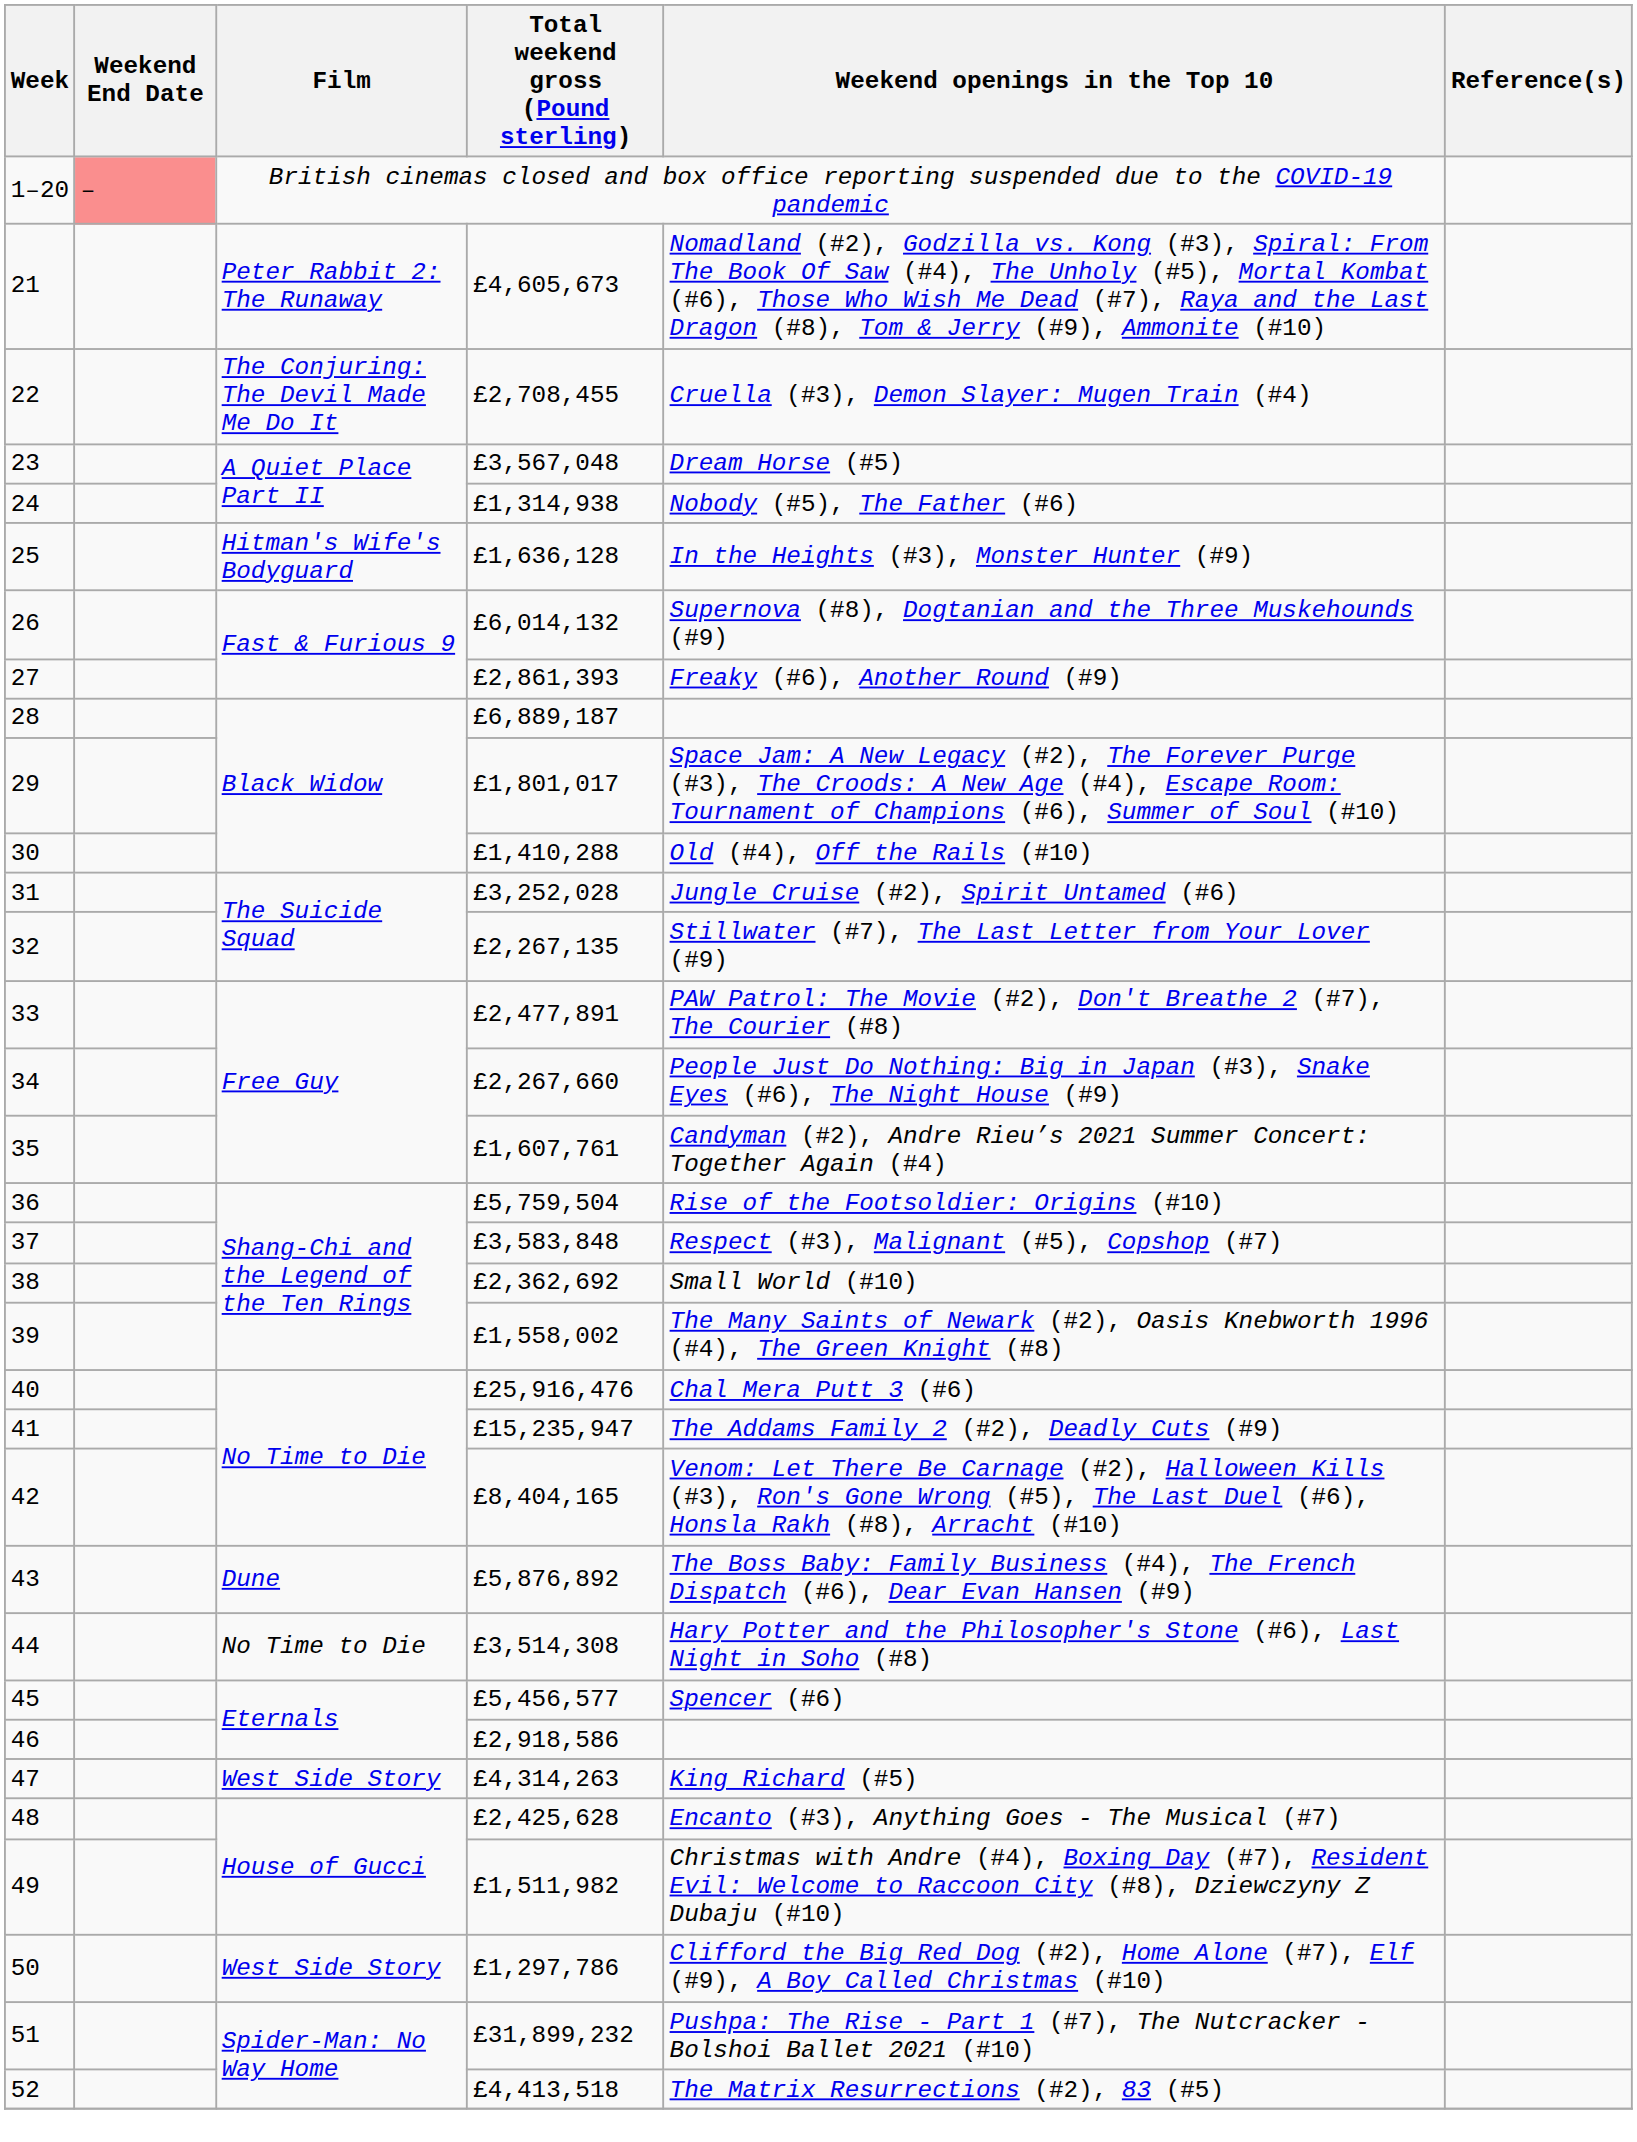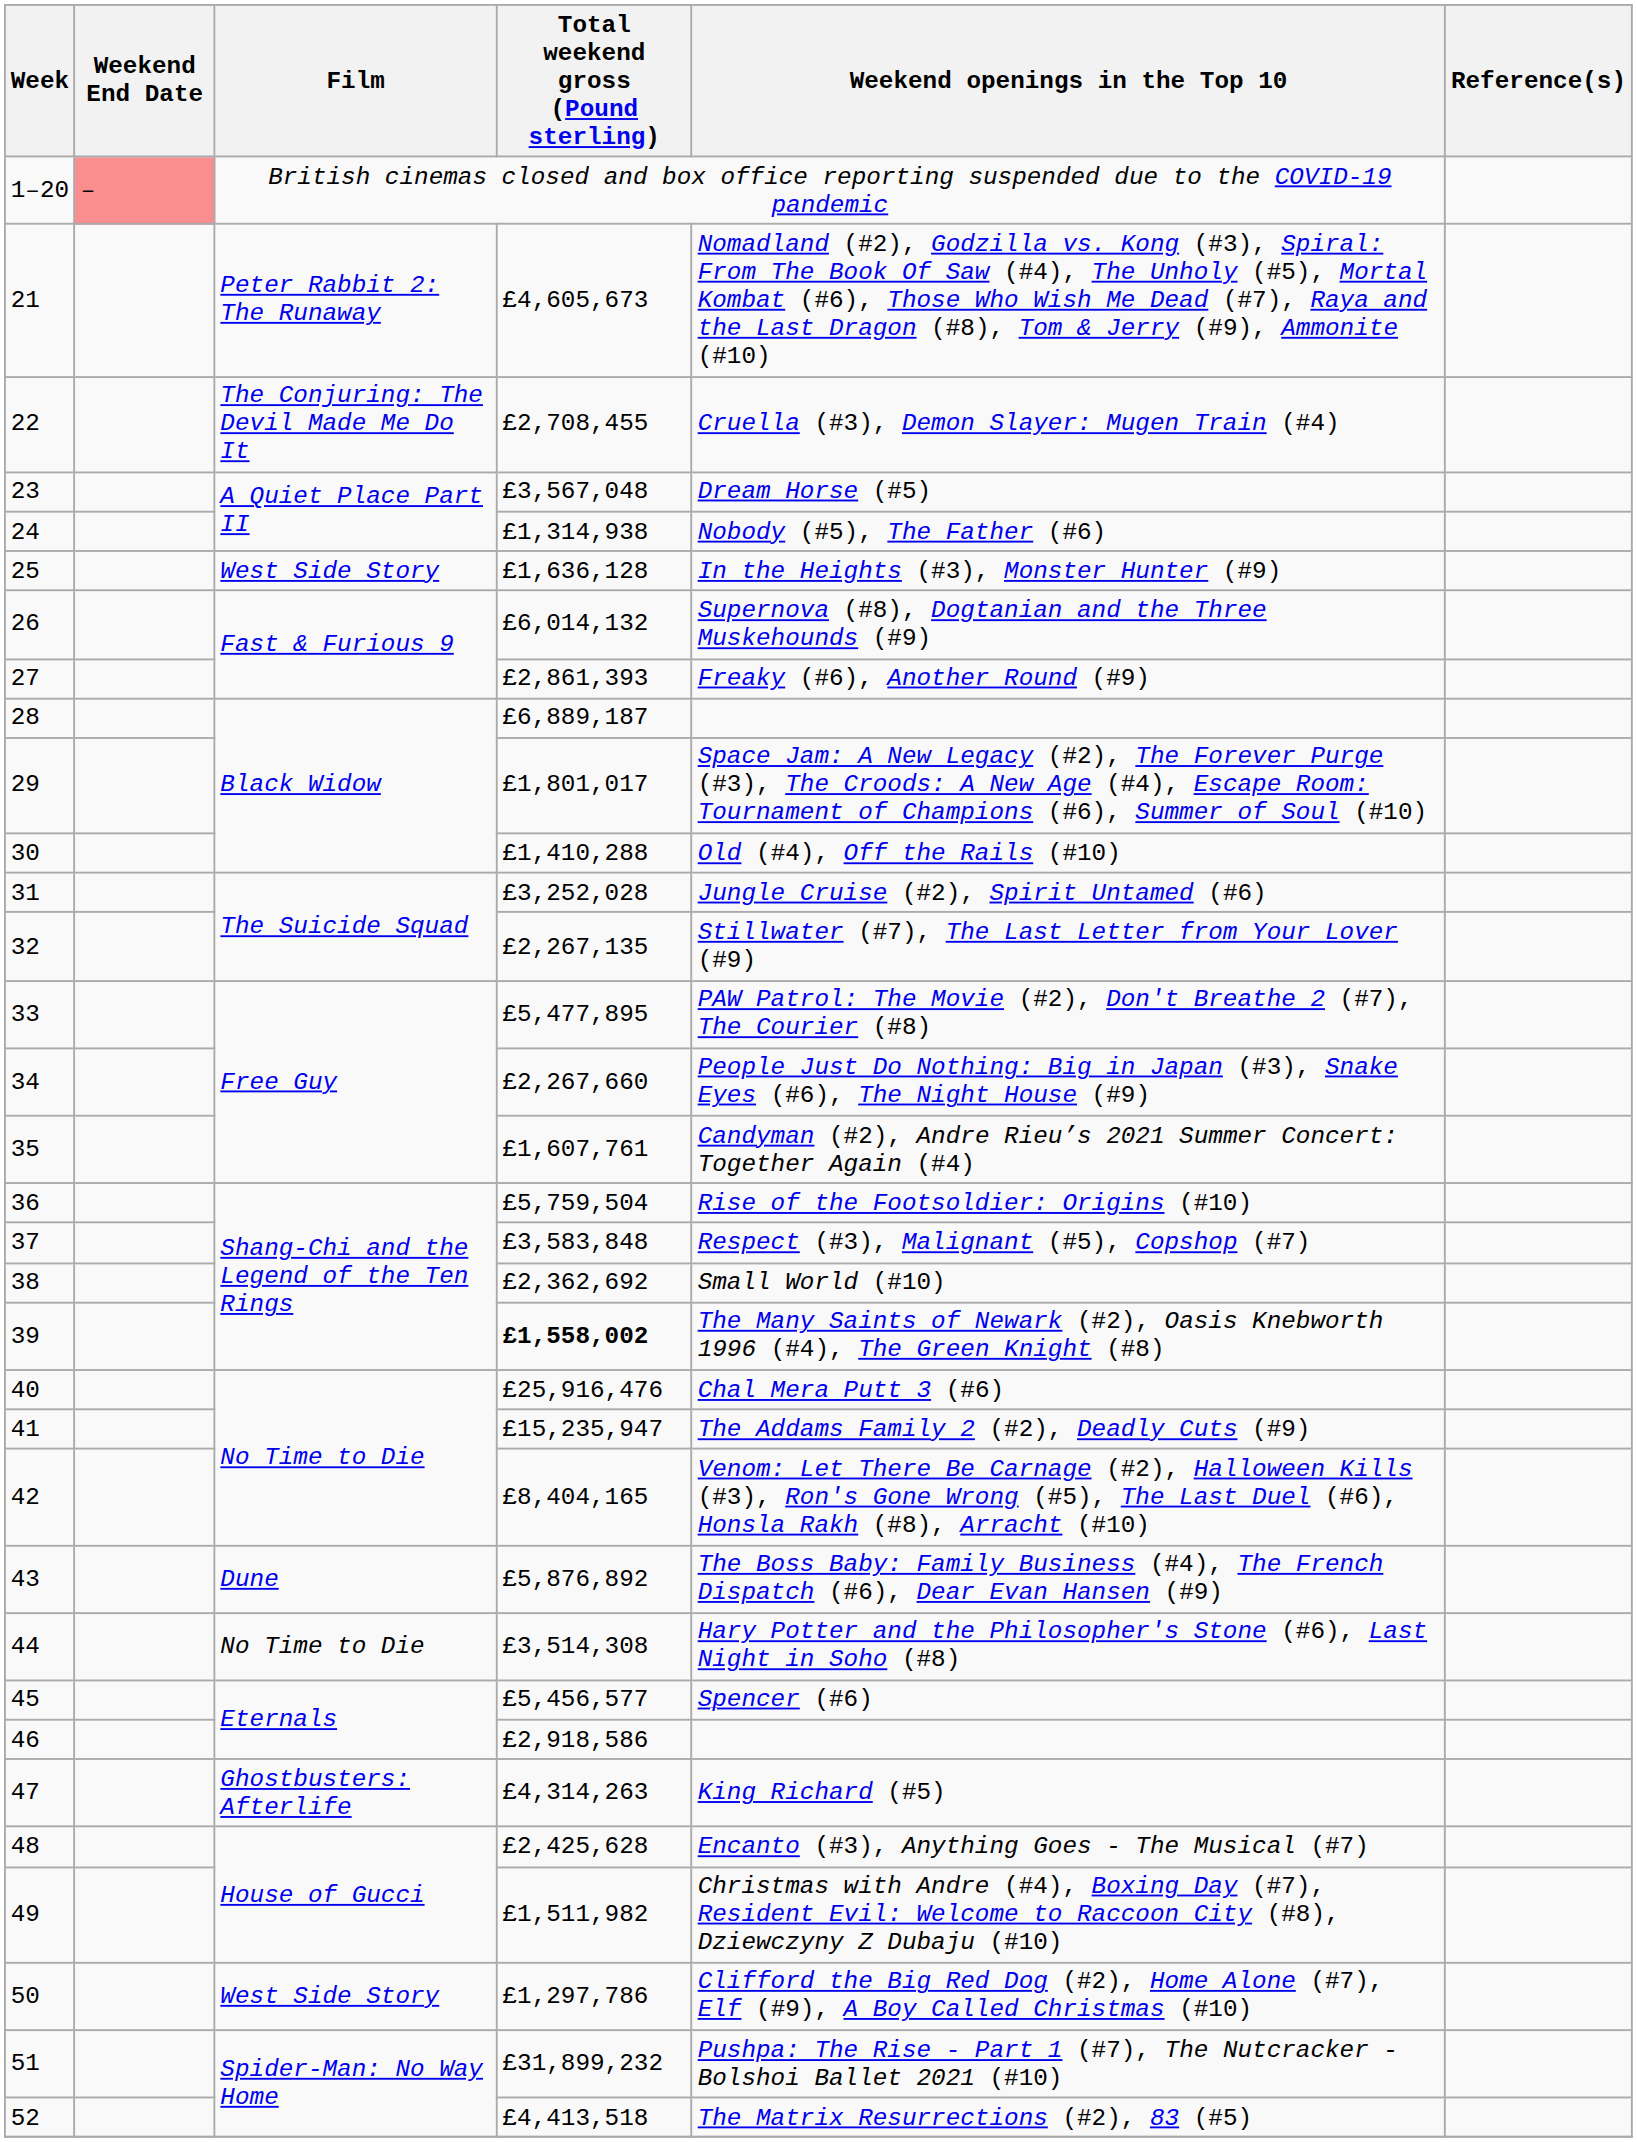(331, 557) Hitman's Wife's Bodyguard -> (330, 571) West Side Story
(546, 1014) £2,477,891 -> (575, 1014) £5,477,895
(546, 1336) normal -> (575, 1336) bold
(331, 1779) West Side Story -> (315, 1793) Ghostbusters: Afterlife
